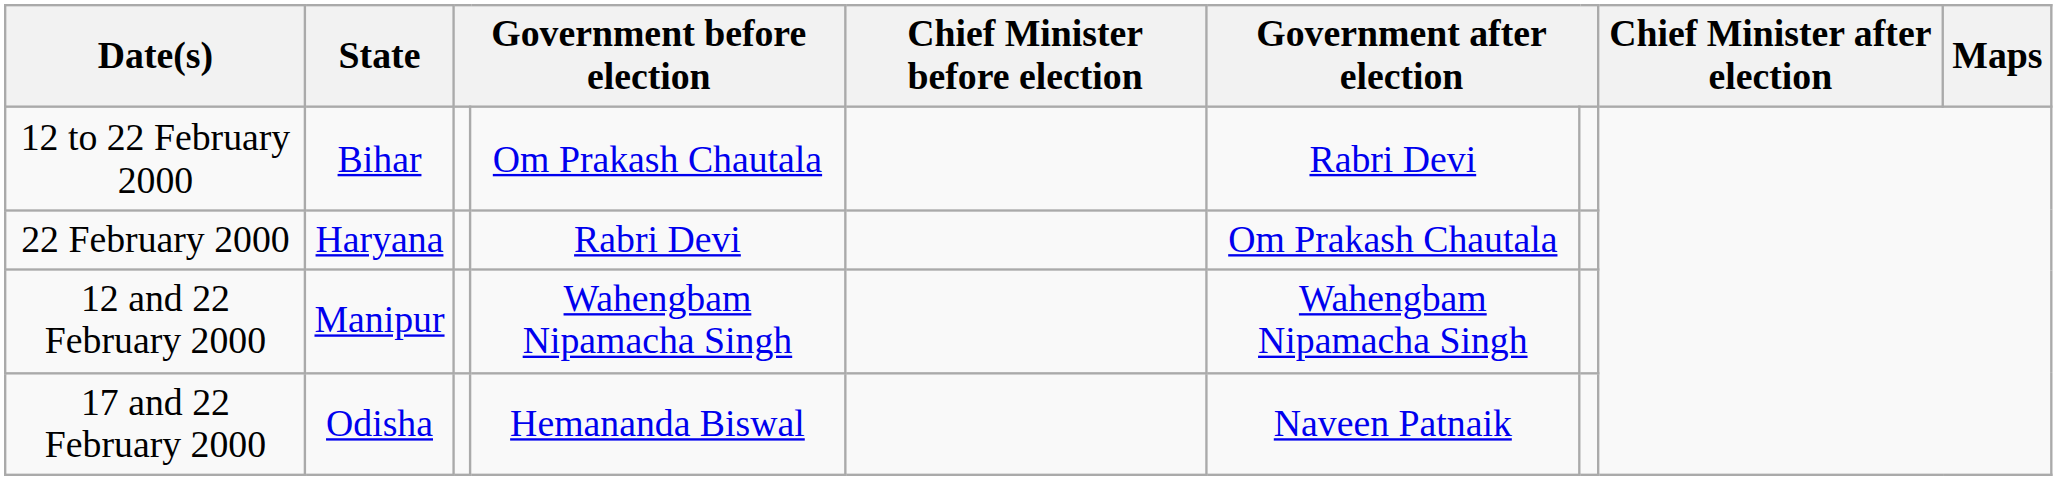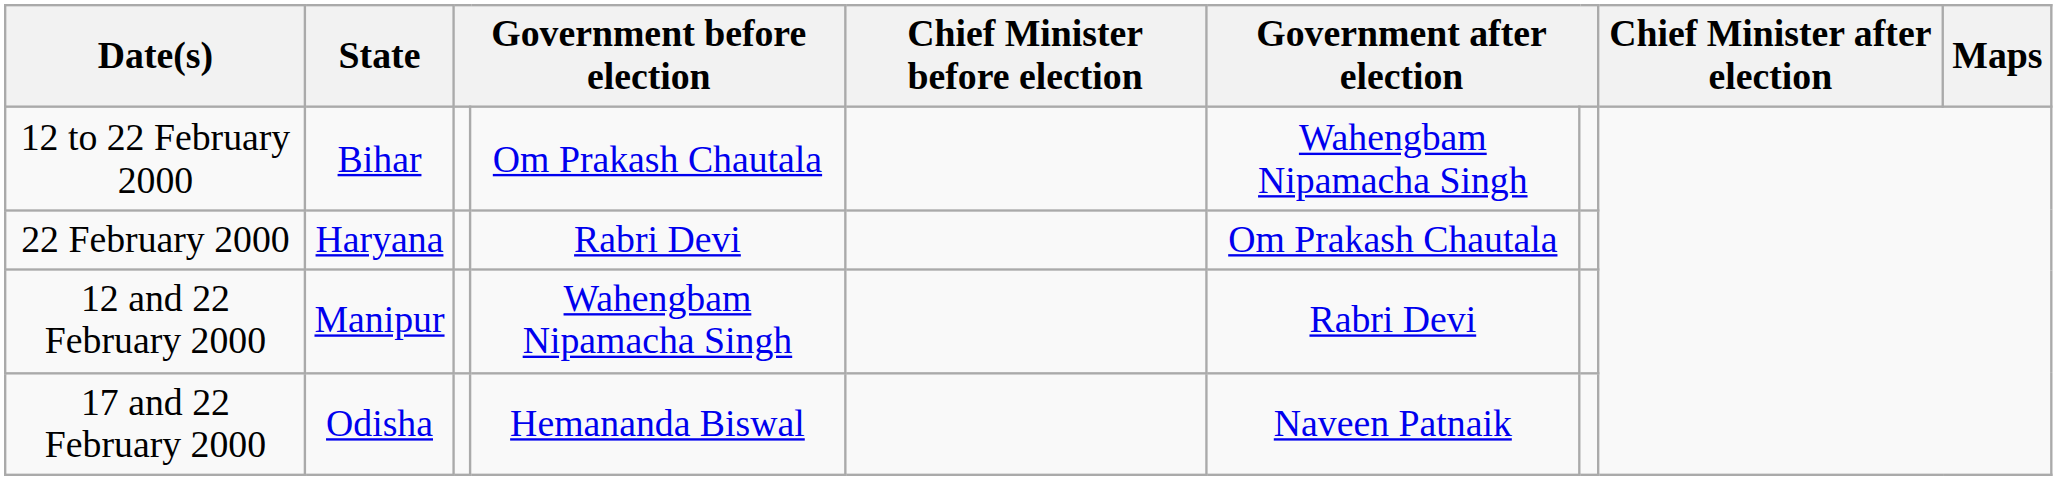(1393, 158) Rabri Devi -> (1393, 158) Wahengbam Nipamacha Singh
(1393, 320) Wahengbam Nipamacha Singh -> (1393, 320) Rabri Devi
